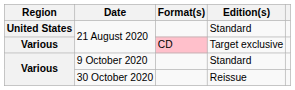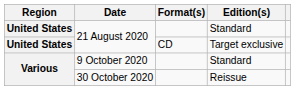(39, 45) Various -> (39, 45) United States
(165, 45) pink background -> (165, 45) no background
